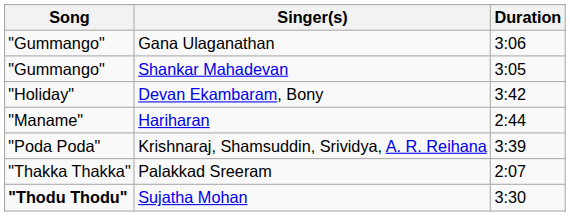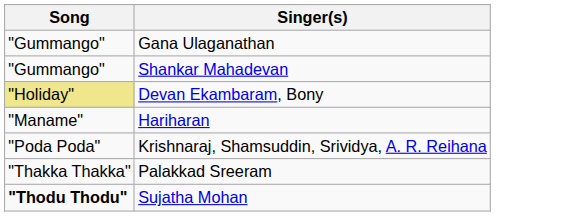- column: (528, 18)
(41, 95) no background -> (41, 95) khaki background
